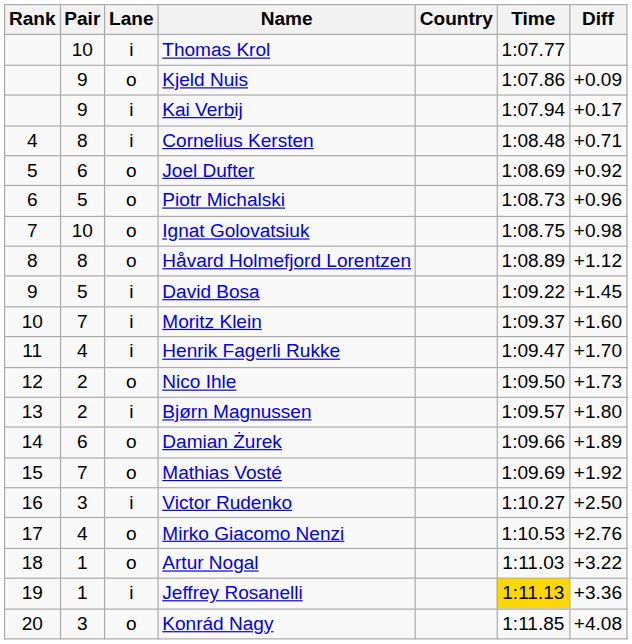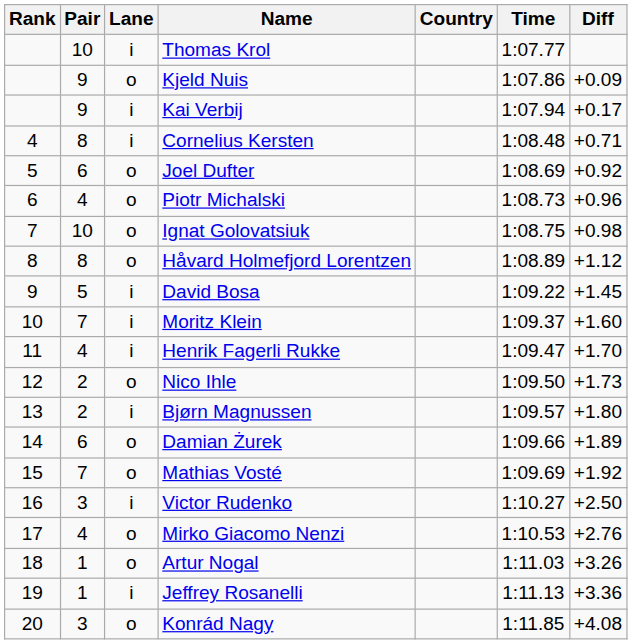(82, 200) 5 -> (82, 200) 4
(598, 563) +3.22 -> (598, 563) +3.26
(533, 593) gold background -> (533, 593) no background
